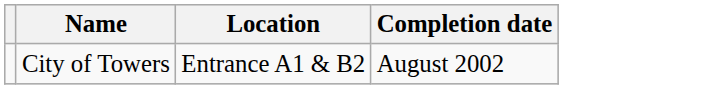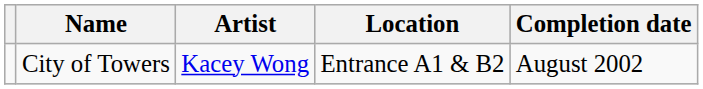+ column: (245, 24)
